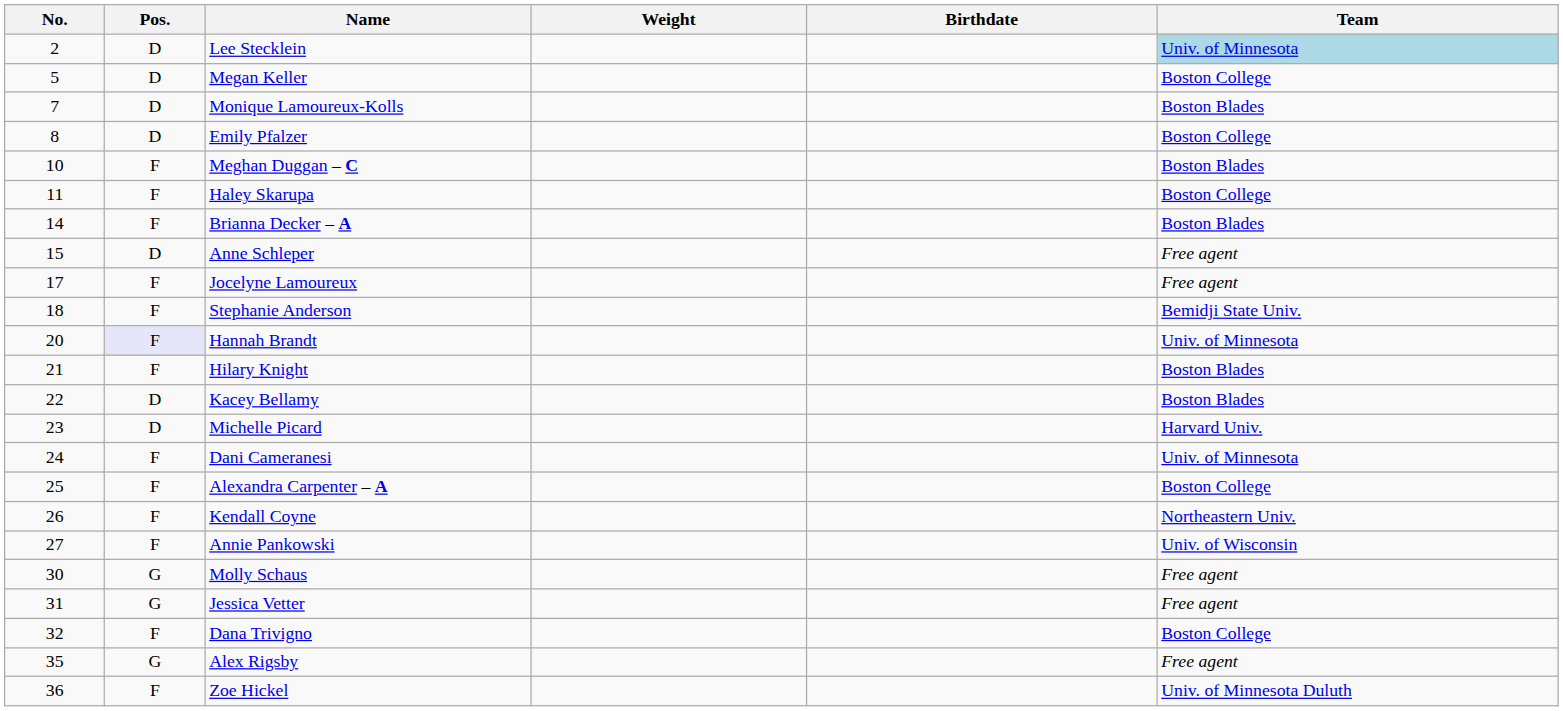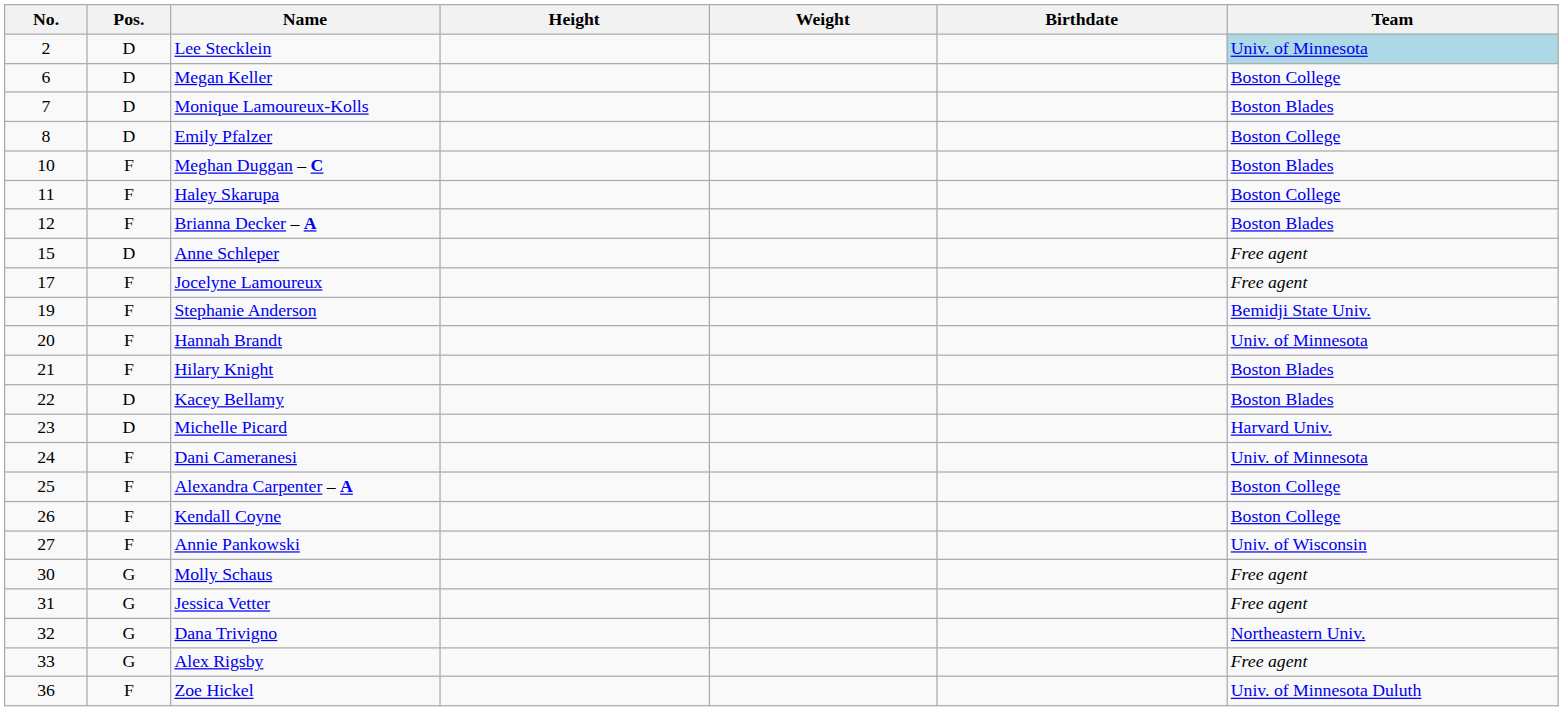+ column: (574, 19)
(55, 77) 5 -> (46, 77) 6
(55, 223) 14 -> (46, 223) 12
(55, 311) 18 -> (46, 311) 19
(155, 340) lavender background -> (129, 340) no background
(1229, 516) Northeastern Univ. -> (1286, 516) Boston College
(155, 632) F -> (129, 632) G
(1216, 632) Boston College -> (1298, 632) Northeastern Univ.
(55, 662) 35 -> (46, 662) 33
